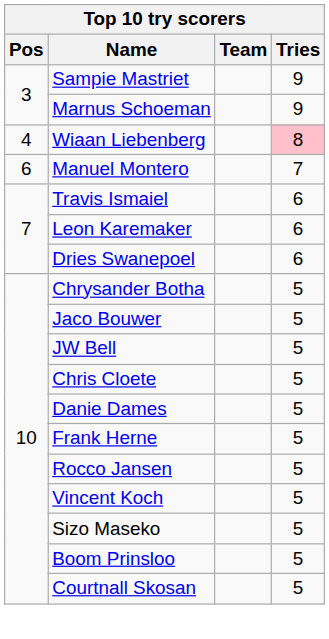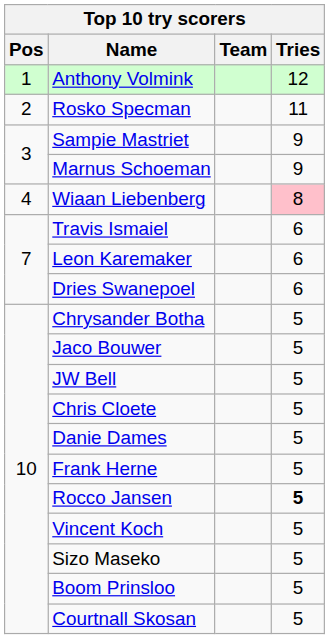+ row: (123, 79)
+ row: (122, 109)
- row: (120, 169)
(298, 468) normal -> (298, 498) bold
